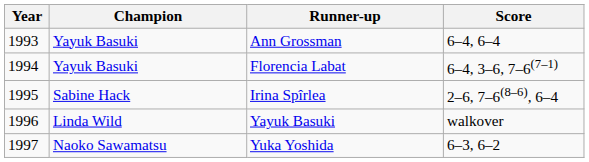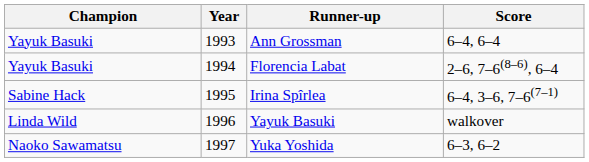columns swapped: (27, 16) <-> (148, 16)
(503, 66) 6–4, 3–6, 7–6(7–1) -> (503, 66) 2–6, 7–6(8–6), 6–4
(503, 95) 2–6, 7–6(8–6), 6–4 -> (503, 95) 6–4, 3–6, 7–6(7–1)
